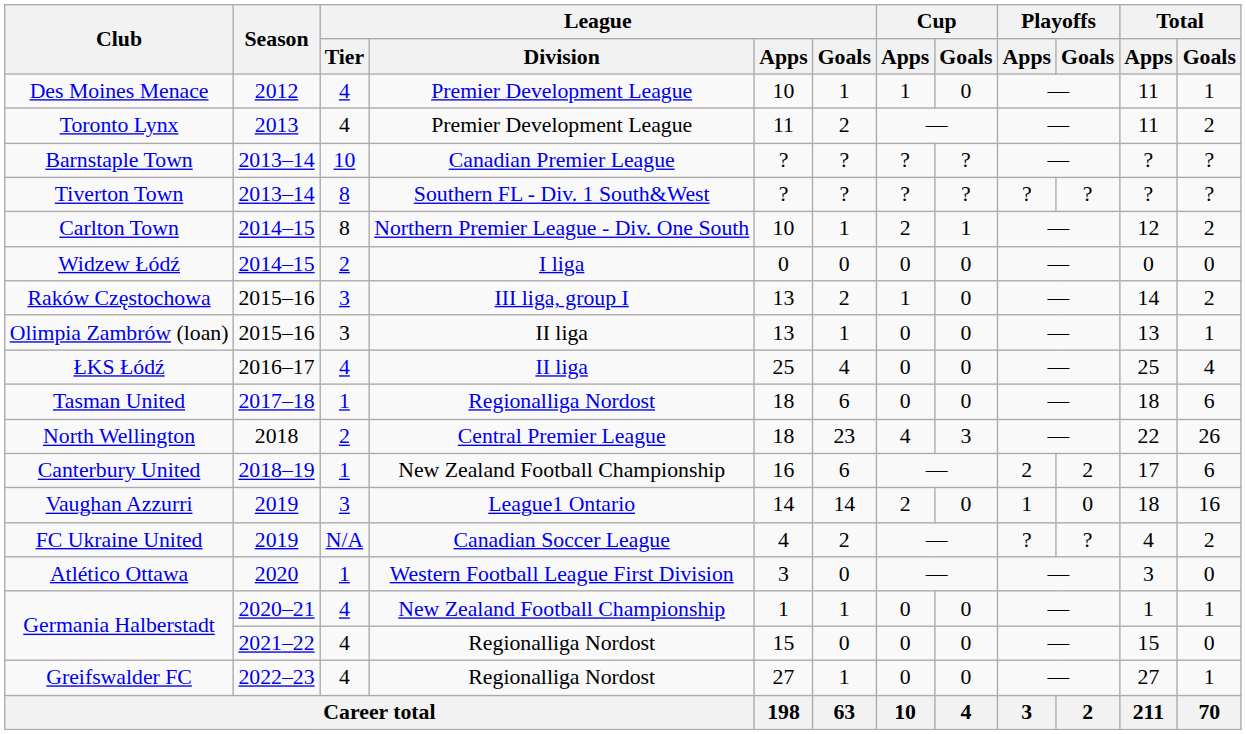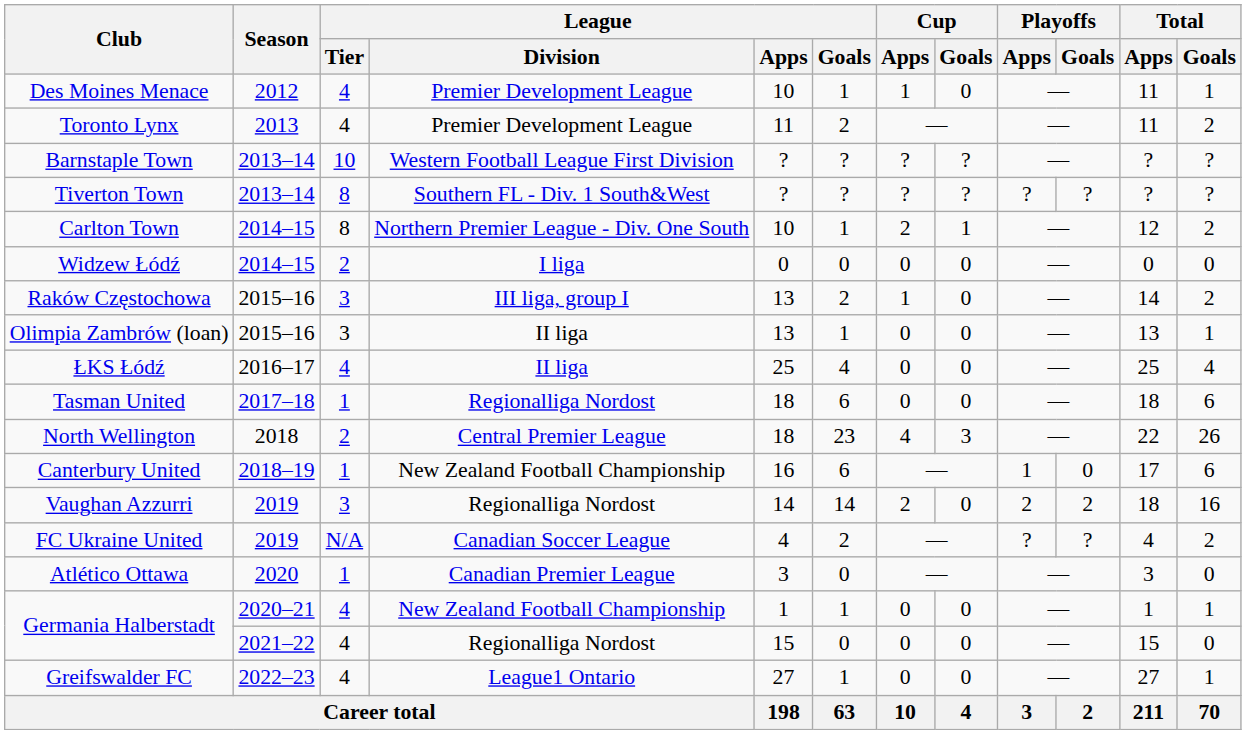(562, 159) Canadian Premier League -> (562, 159) Western Football League First Division
(1027, 470) 2 -> (1027, 470) 1
(1088, 470) 2 -> (1088, 470) 0
(562, 504) League1 Ontario -> (562, 504) Regionalliga Nordost
(1027, 504) 1 -> (1027, 504) 2
(1088, 504) 0 -> (1088, 504) 2
(562, 573) Western Football League First Division -> (562, 573) Canadian Premier League
(562, 677) Regionalliga Nordost -> (562, 677) League1 Ontario
